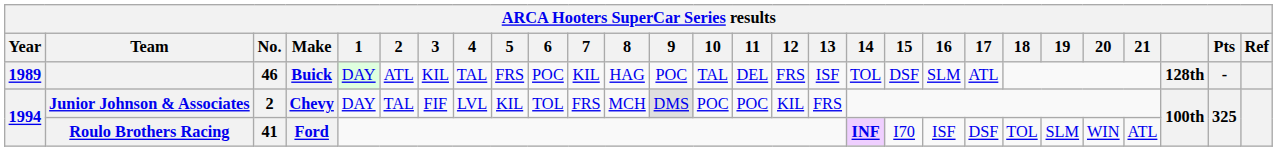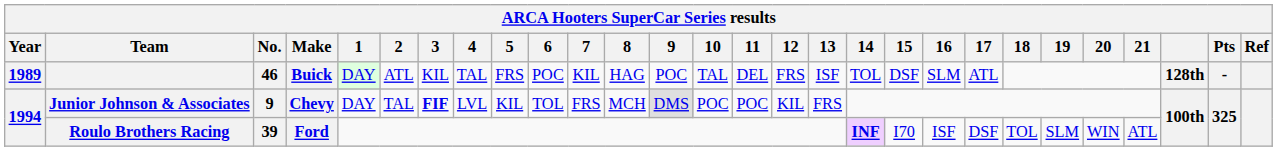(270, 103) 2 -> (270, 103) 9
(435, 103) normal -> (435, 103) bold
(270, 131) 41 -> (270, 131) 39
